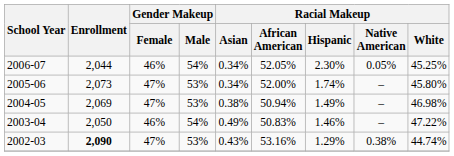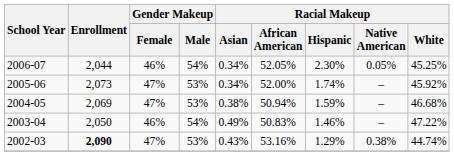(429, 85) 45.80% -> (429, 85) 45.92%
(330, 104) 1.49% -> (330, 104) 1.59%
(429, 104) 46.98% -> (429, 104) 46.68%
